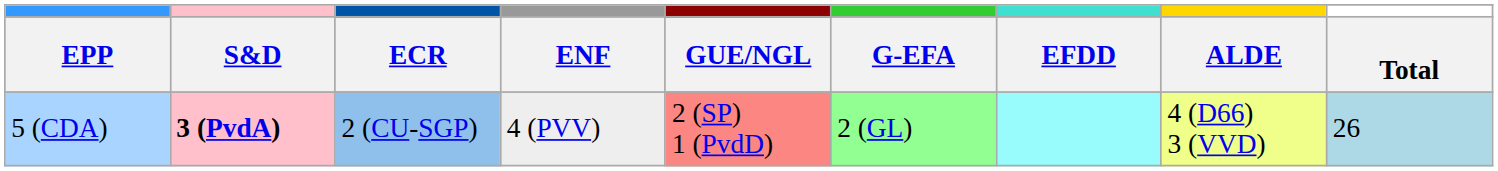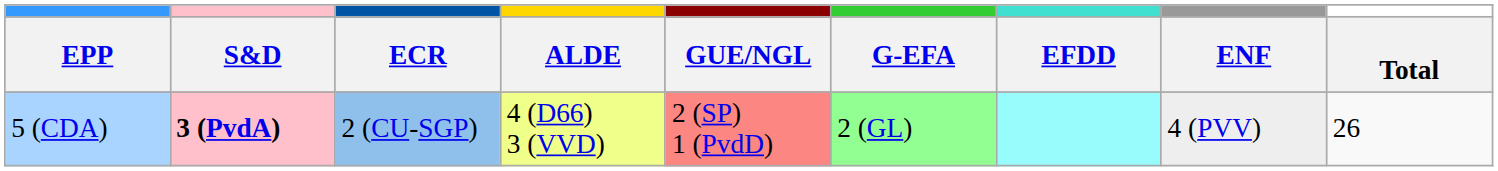columns swapped: (1244, 54) <-> (583, 54)
(1346, 128) lightblue background -> (1346, 128) no background
